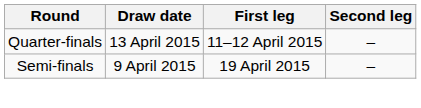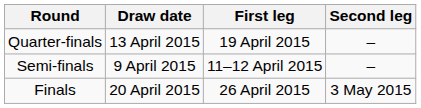(265, 41) 11–12 April 2015 -> (265, 41) 19 April 2015
(265, 66) 19 April 2015 -> (265, 66) 11–12 April 2015
+ row: (55, 90)
